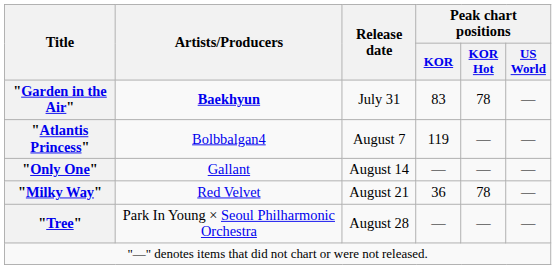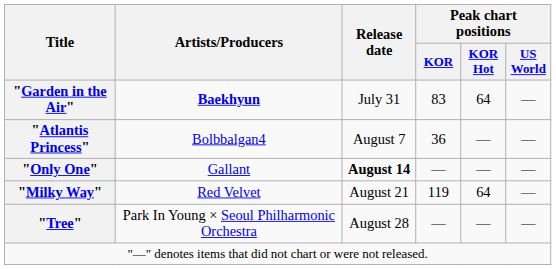(483, 99) 78 -> (483, 99) 64
(438, 138) 119 -> (438, 138) 36
(379, 169) normal -> (379, 169) bold
(438, 192) 36 -> (438, 192) 119
(483, 192) 78 -> (483, 192) 64
